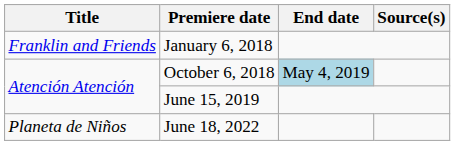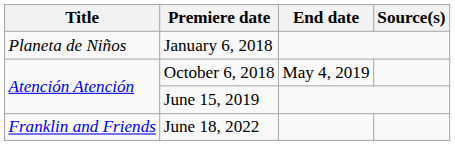(82, 45) Franklin and Friends -> (67, 45) Planeta de Niños
(326, 72) lightblue background -> (326, 72) no background
(67, 126) Planeta de Niños -> (82, 126) Franklin and Friends
